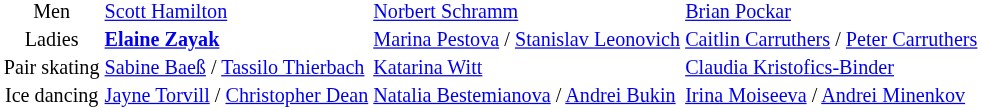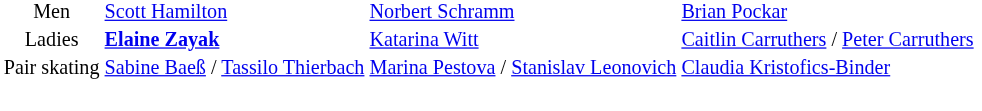(527, 39) Marina Pestova / Stanislav Leonovich -> (424, 39) Katarina Witt
(428, 67) Katarina Witt -> (523, 67) Marina Pestova / Stanislav Leonovich
- row: (52, 95)
